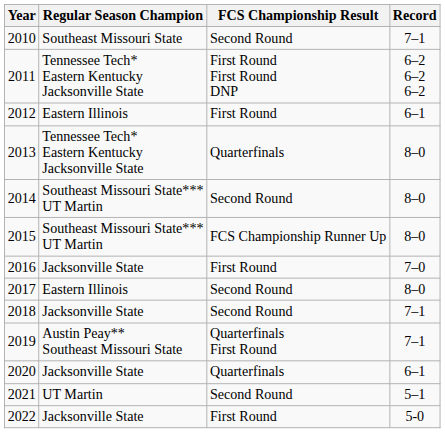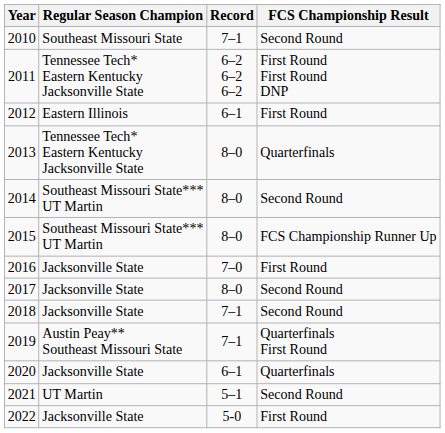columns swapped: (415, 15) <-> (298, 15)
(85, 289) Eastern Illinois -> (93, 289) Jacksonville State
